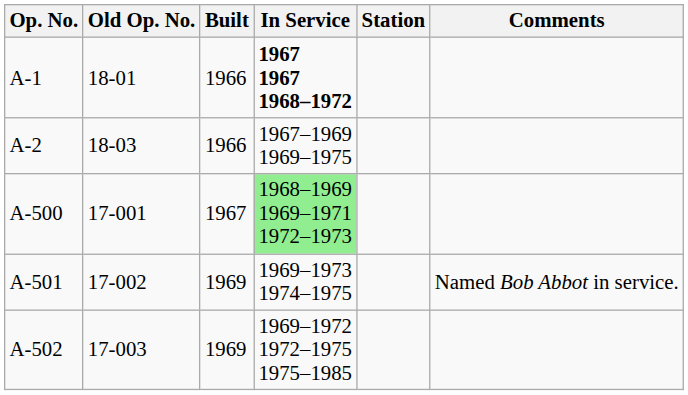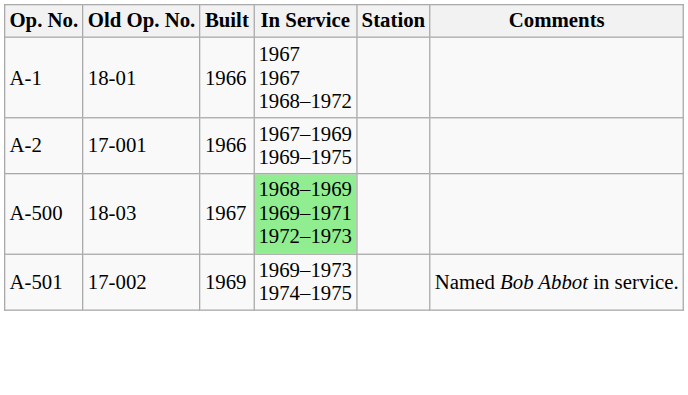(305, 77) bold -> (305, 77) normal
(112, 145) 18-03 -> (117, 145) 17-001
(117, 213) 17-001 -> (112, 213) 18-03
- row: (36, 349)
